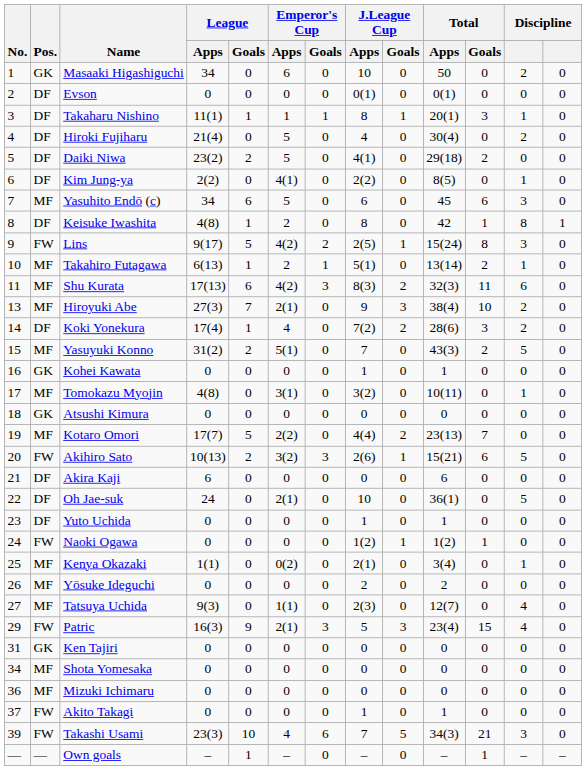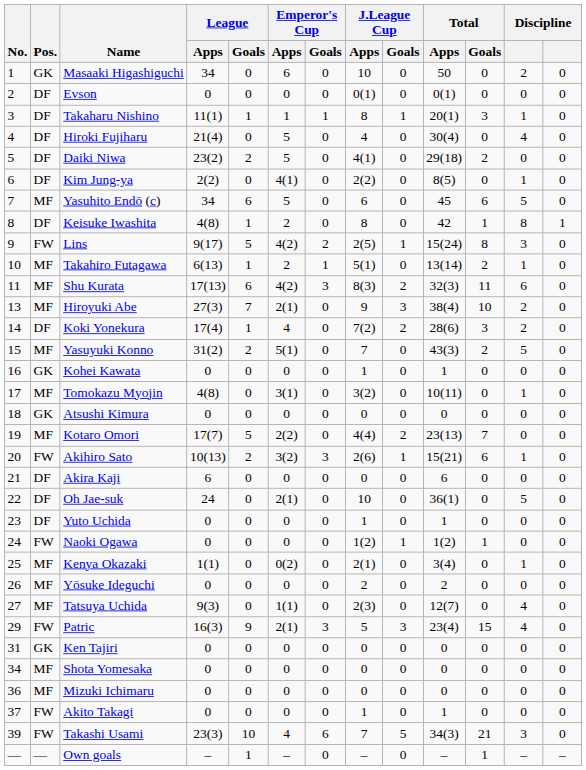(524, 136) 2 -> (524, 136) 4
(524, 200) 3 -> (524, 200) 5
(524, 456) 5 -> (524, 456) 1
